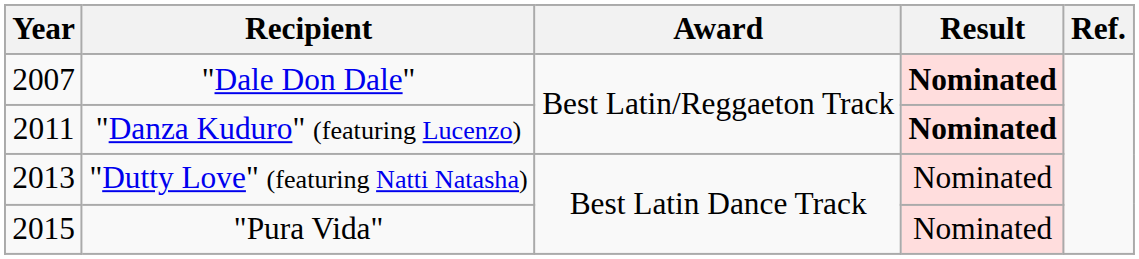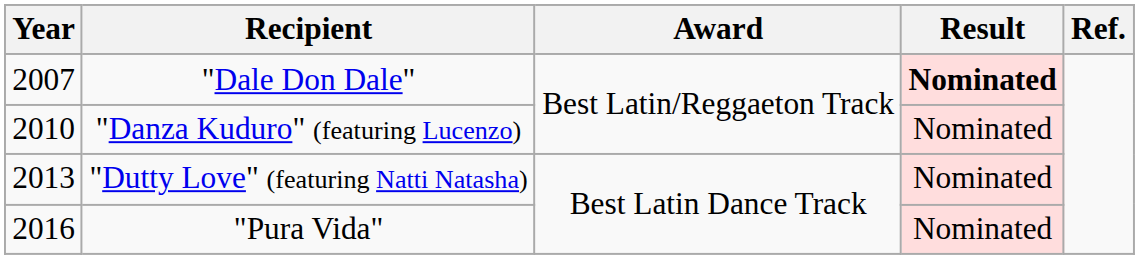(44, 128) 2011 -> (44, 128) 2010
(983, 128) bold -> (983, 128) normal
(44, 228) 2015 -> (44, 228) 2016
